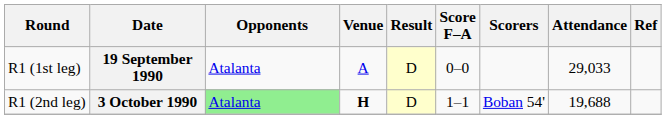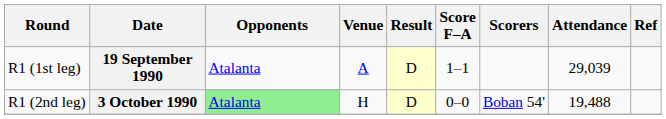(458, 67) 0–0 -> (458, 67) 1–1
(590, 67) 29,033 -> (590, 67) 29,039
(363, 101) bold -> (363, 101) normal
(458, 101) 1–1 -> (458, 101) 0–0
(590, 101) 19,688 -> (590, 101) 19,488
